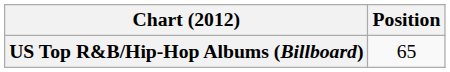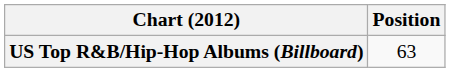(406, 51) 65 -> (406, 51) 63
